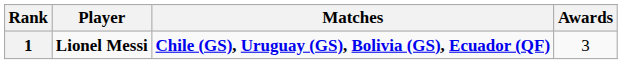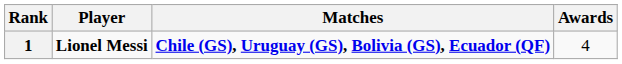(586, 44) 3 -> (586, 44) 4
